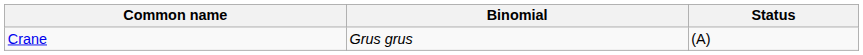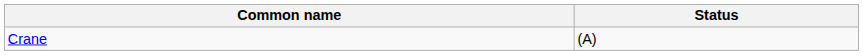- column: (517, 15)
